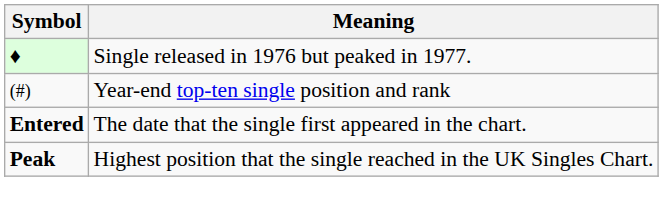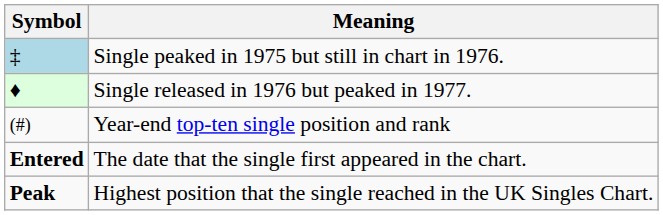+ row: (299, 55)
